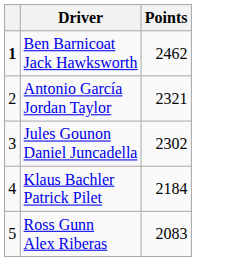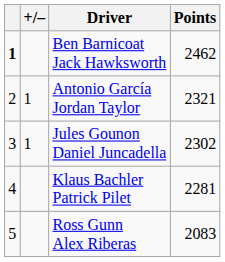+ column: (34, 17)
(171, 189) 2184 -> (200, 189) 2281
